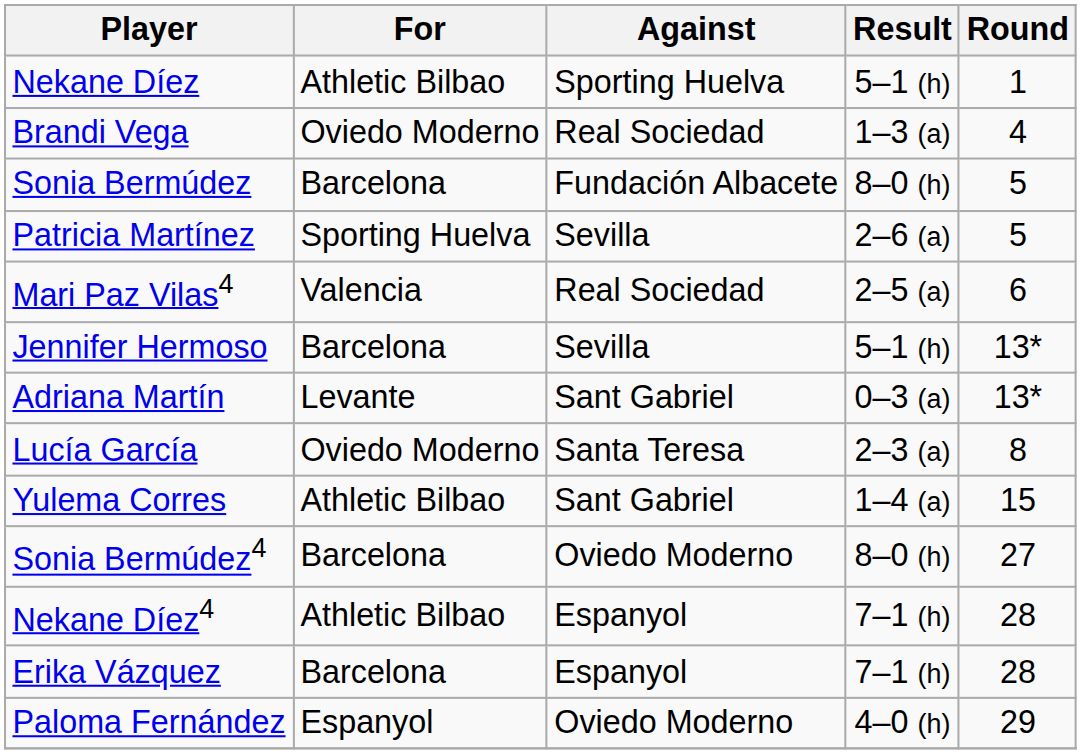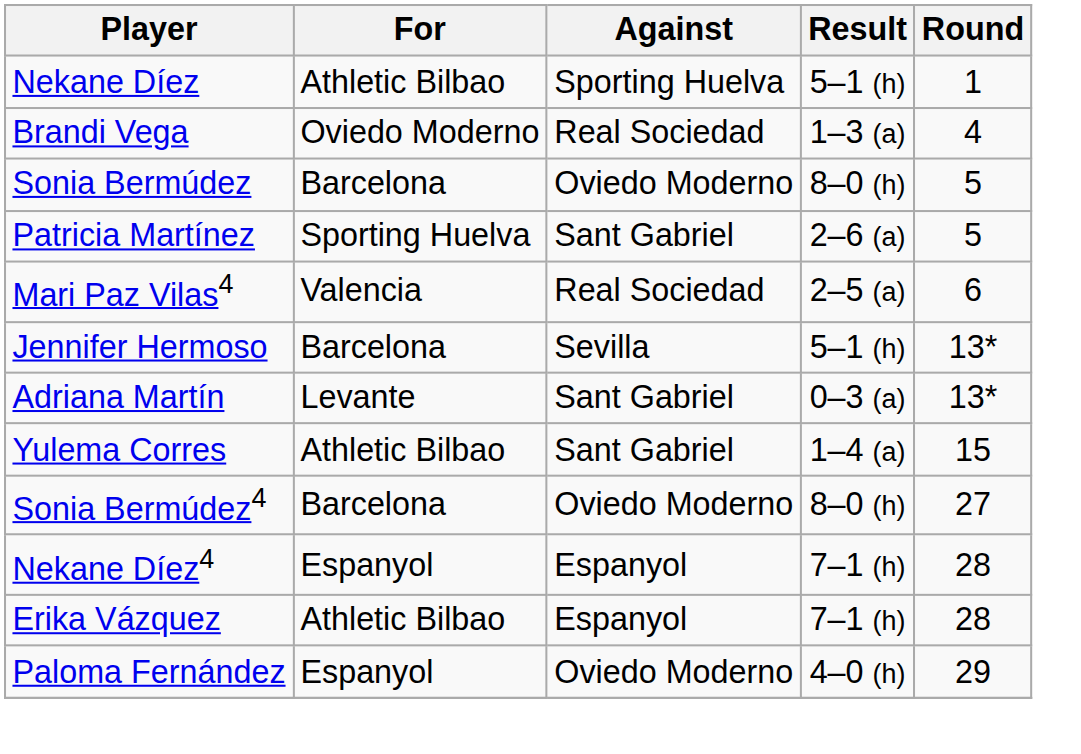(696, 183) Fundación Albacete -> (674, 183) Oviedo Moderno
(602, 235) Sevilla -> (644, 235) Sant Gabriel
- row: (105, 448)
(403, 615) Athletic Bilbao -> (367, 564) Espanyol
(373, 671) Barcelona -> (403, 620) Athletic Bilbao
